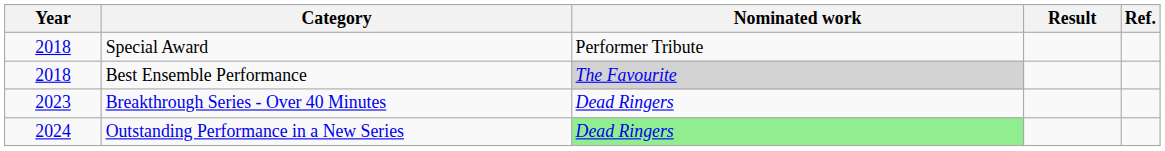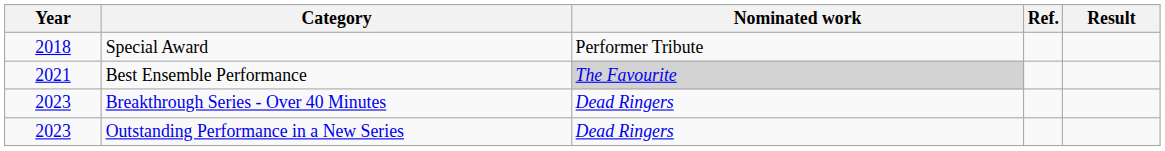columns swapped: (1072, 18) <-> (1140, 18)
(53, 74) 2018 -> (53, 74) 2021
(53, 131) 2024 -> (53, 131) 2023
(625, 131) lightgreen background -> (625, 131) no background
